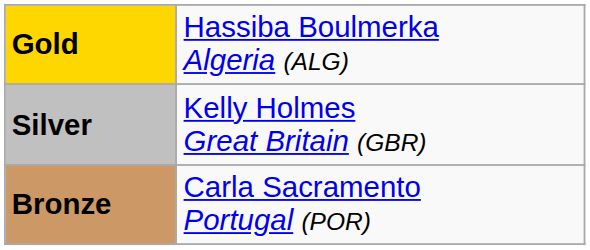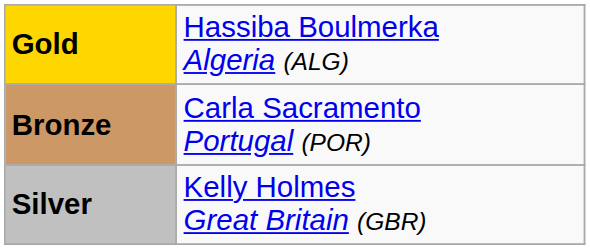rows swapped: (52, 124) <-> (62, 204)
